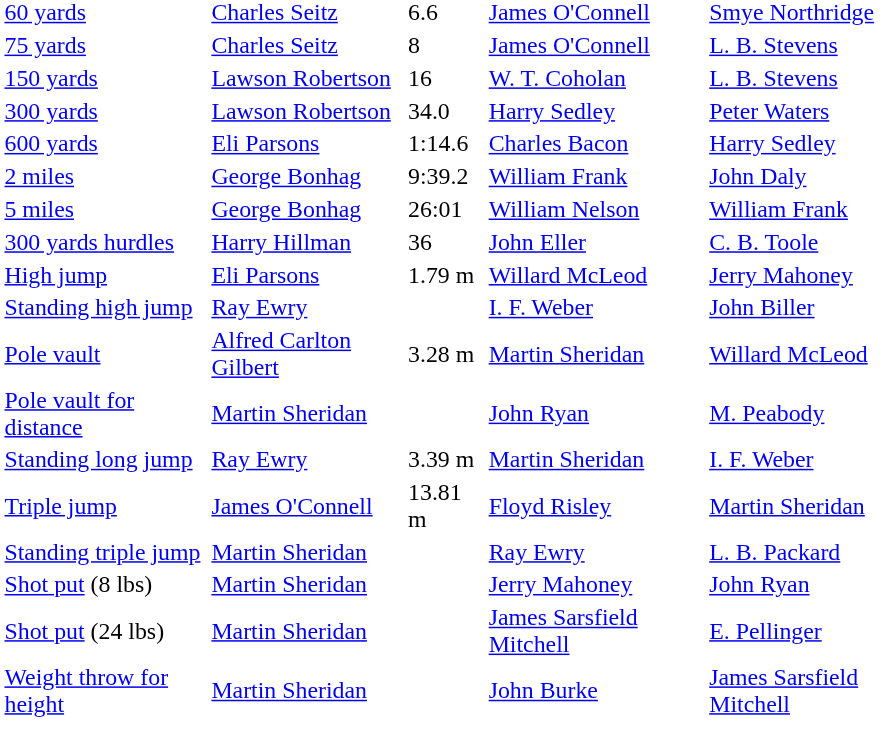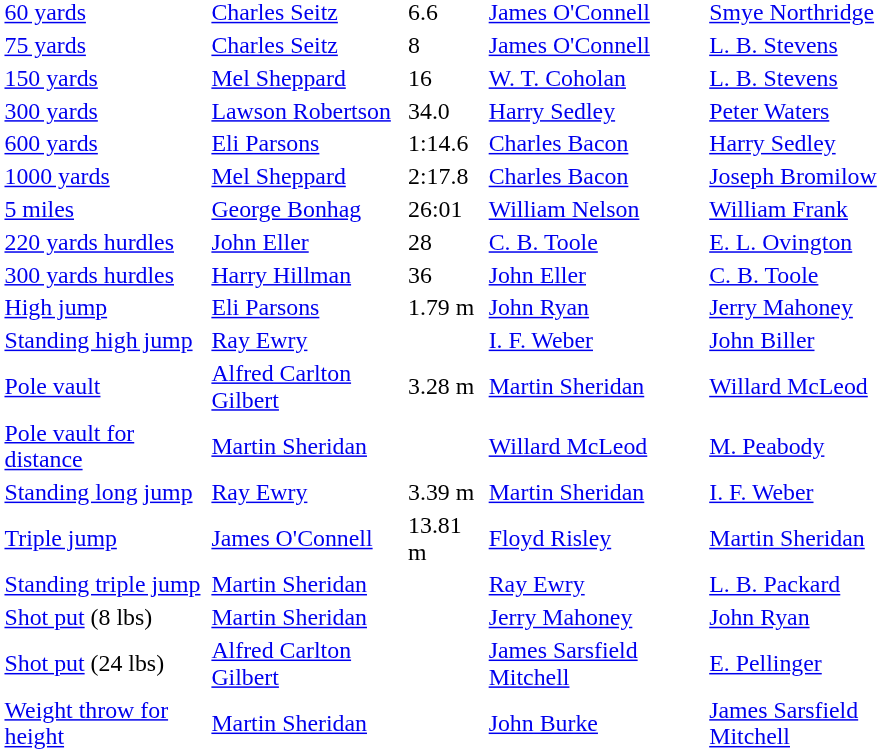(301, 78) Lawson Robertson -> (279, 78) Mel Sheppard
+ row: (57, 176)
- row: (39, 176)
+ row: (89, 242)
(568, 274) Willard McLeod -> (539, 307) John Ryan
(539, 413) John Ryan -> (568, 446) Willard McLeod
(289, 630) Martin Sheridan -> (281, 663) Alfred Carlton Gilbert
